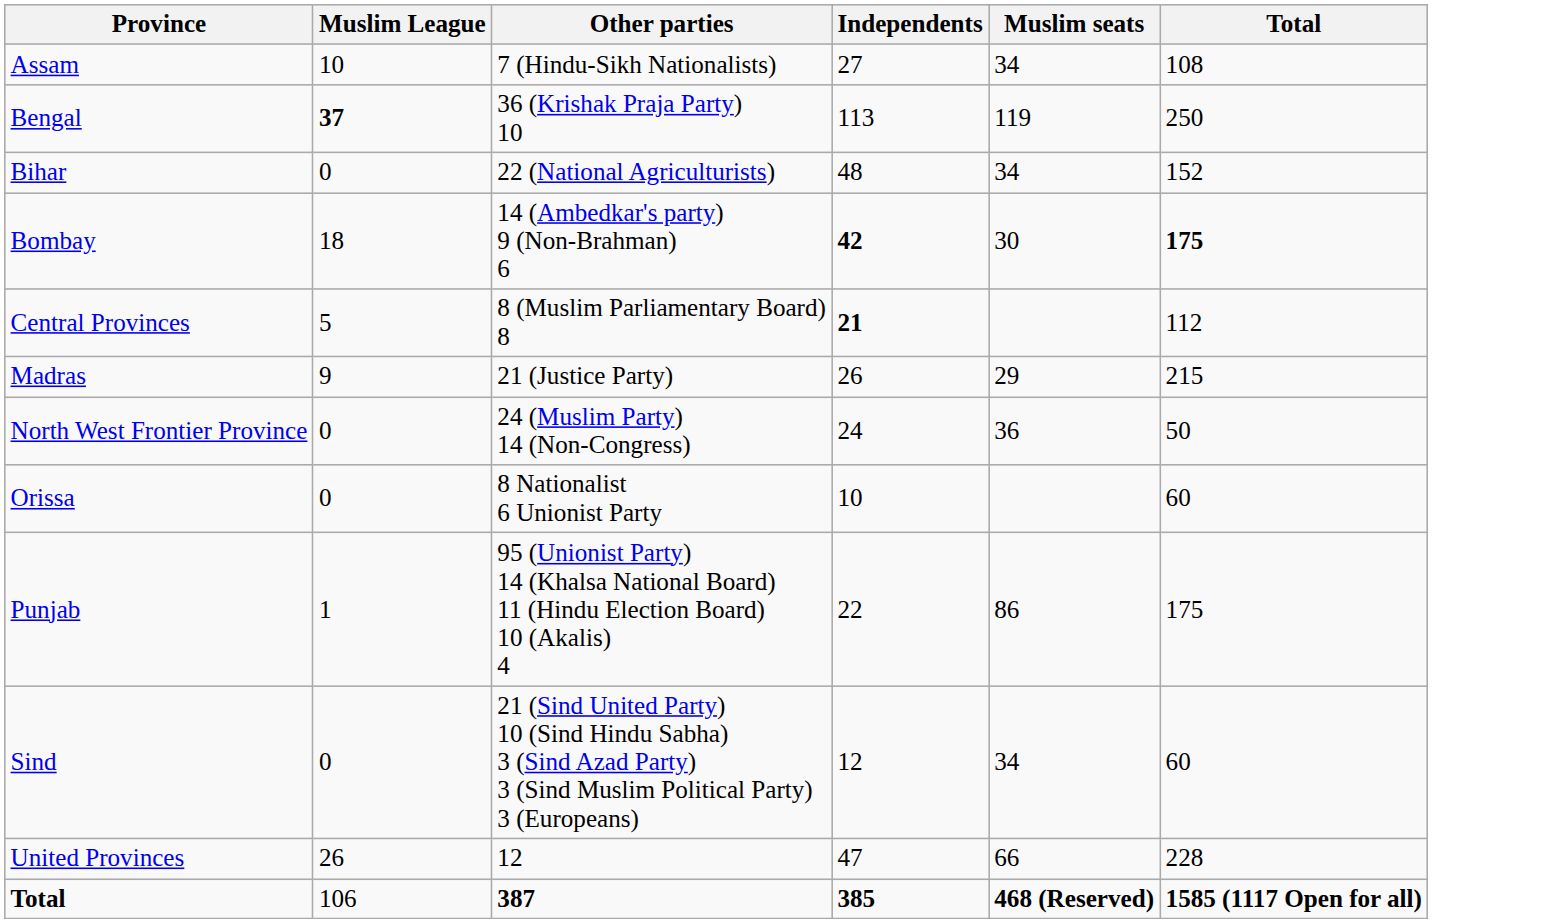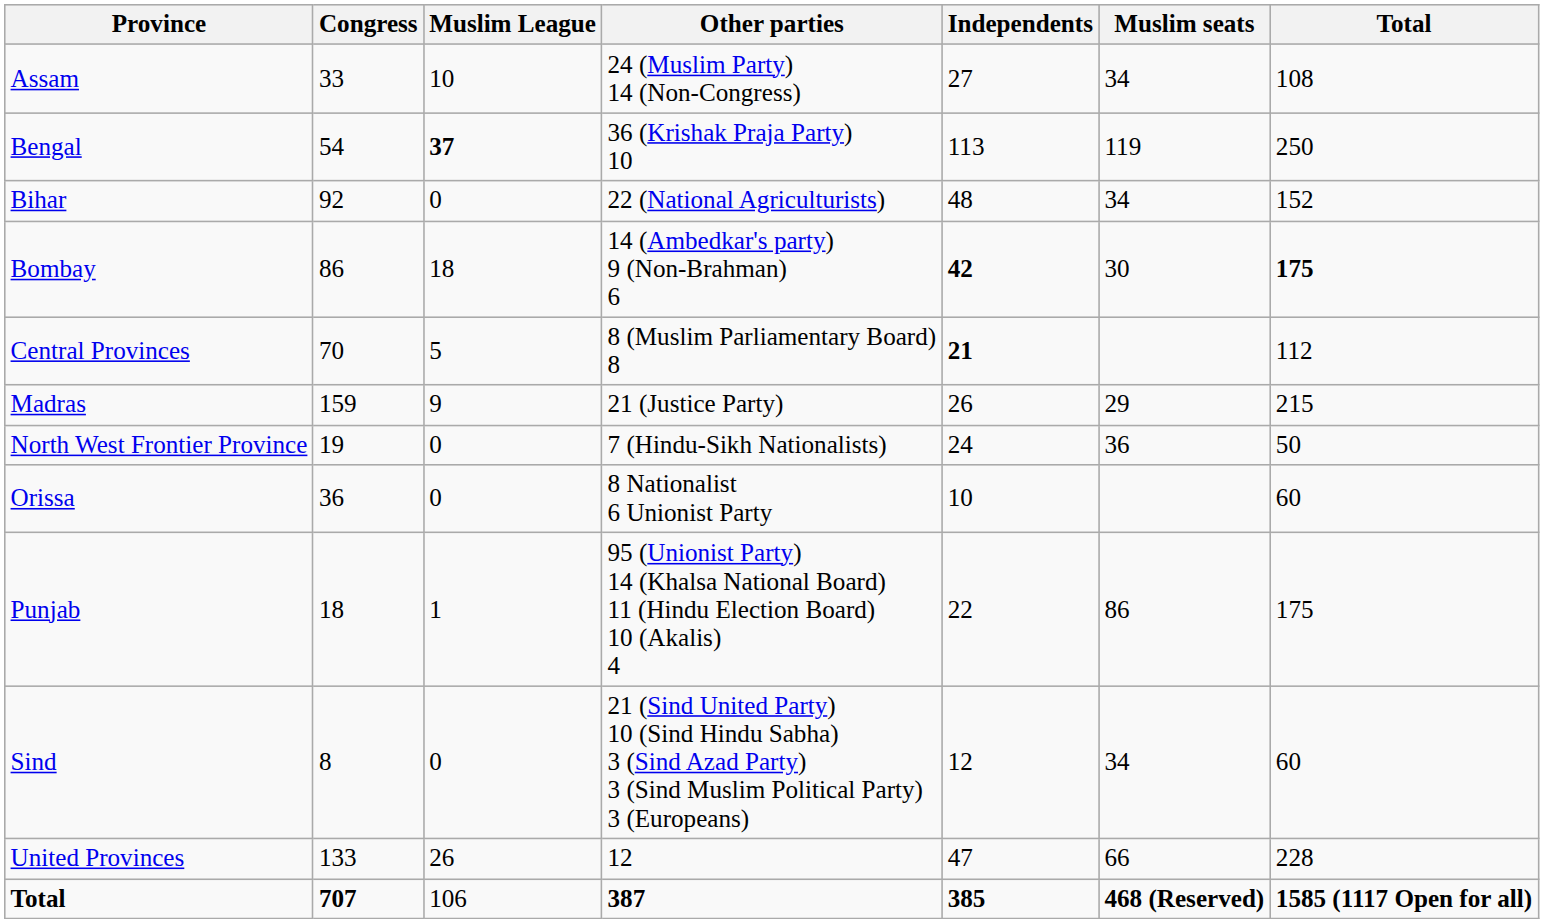+ column: (368, 24)
(637, 64) 7 (Hindu-Sikh Nationalists) -> (704, 78) 24 (Muslim Party) 14 (Non-Congress)
(594, 430) 24 (Muslim Party) 14 (Non-Congress) -> (747, 444) 7 (Hindu-Sikh Nationalists)
